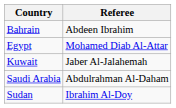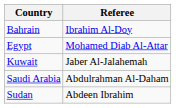(99, 29) Abdeen Ibrahim -> (99, 29) Ibrahim Al-Doy
(99, 95) Ibrahim Al-Doy -> (99, 95) Abdeen Ibrahim
